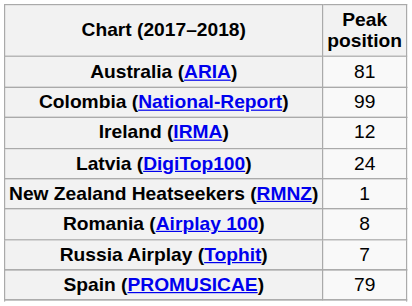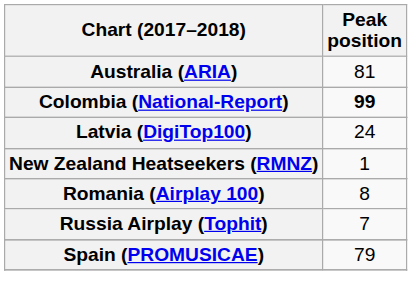(365, 102) normal -> (365, 102) bold
- row: (164, 132)
